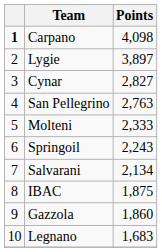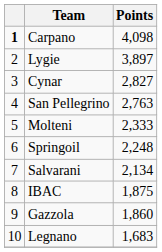(137, 147) 2,243 -> (137, 147) 2,248
